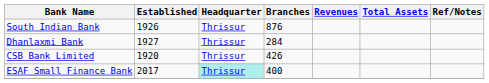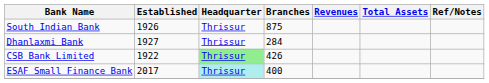(274, 27) 876 -> (274, 27) 875
(148, 56) 1920 -> (148, 56) 1922
(223, 56) no background -> (223, 56) lightgreen background
